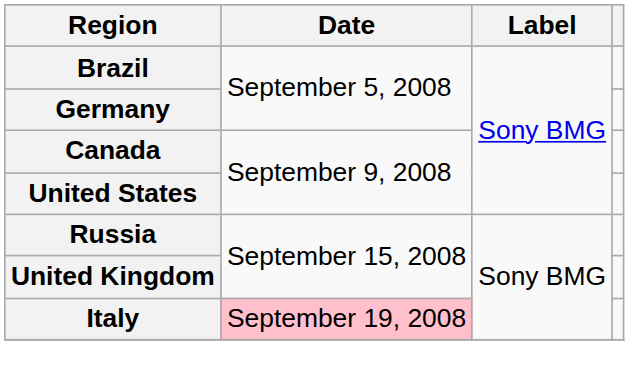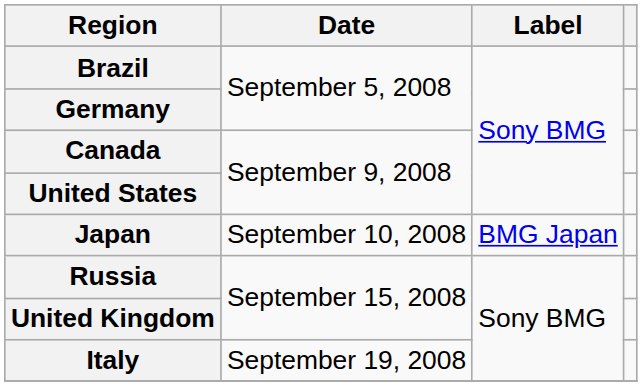+ row: (113, 234)
(347, 318) pink background -> (347, 360) no background
